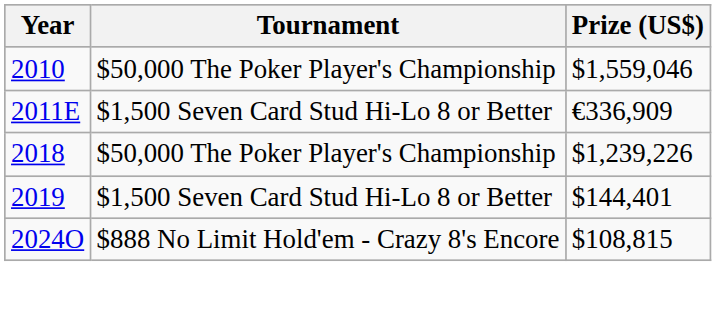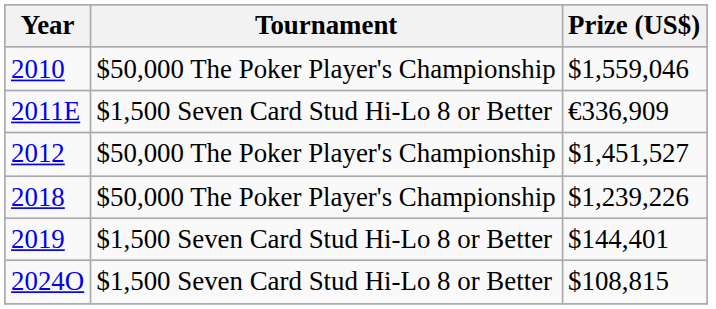+ row: (38, 153)
(328, 238) $888 No Limit Hold'em - Crazy 8's Encore -> (324, 281) $1,500 Seven Card Stud Hi-Lo 8 or Better
